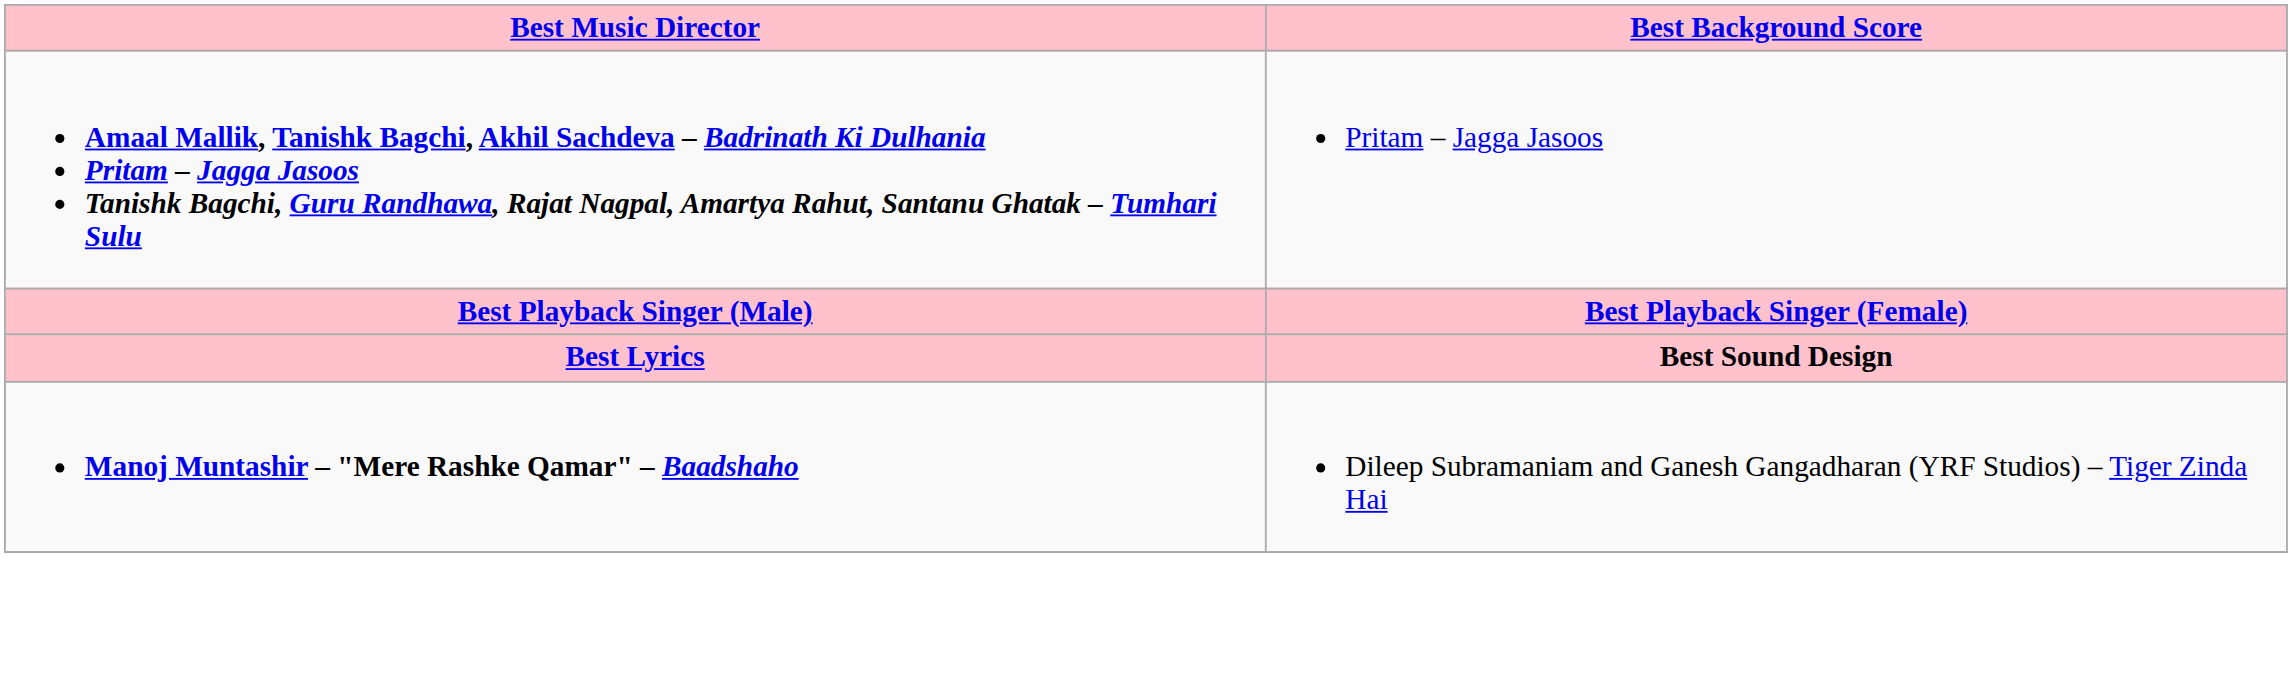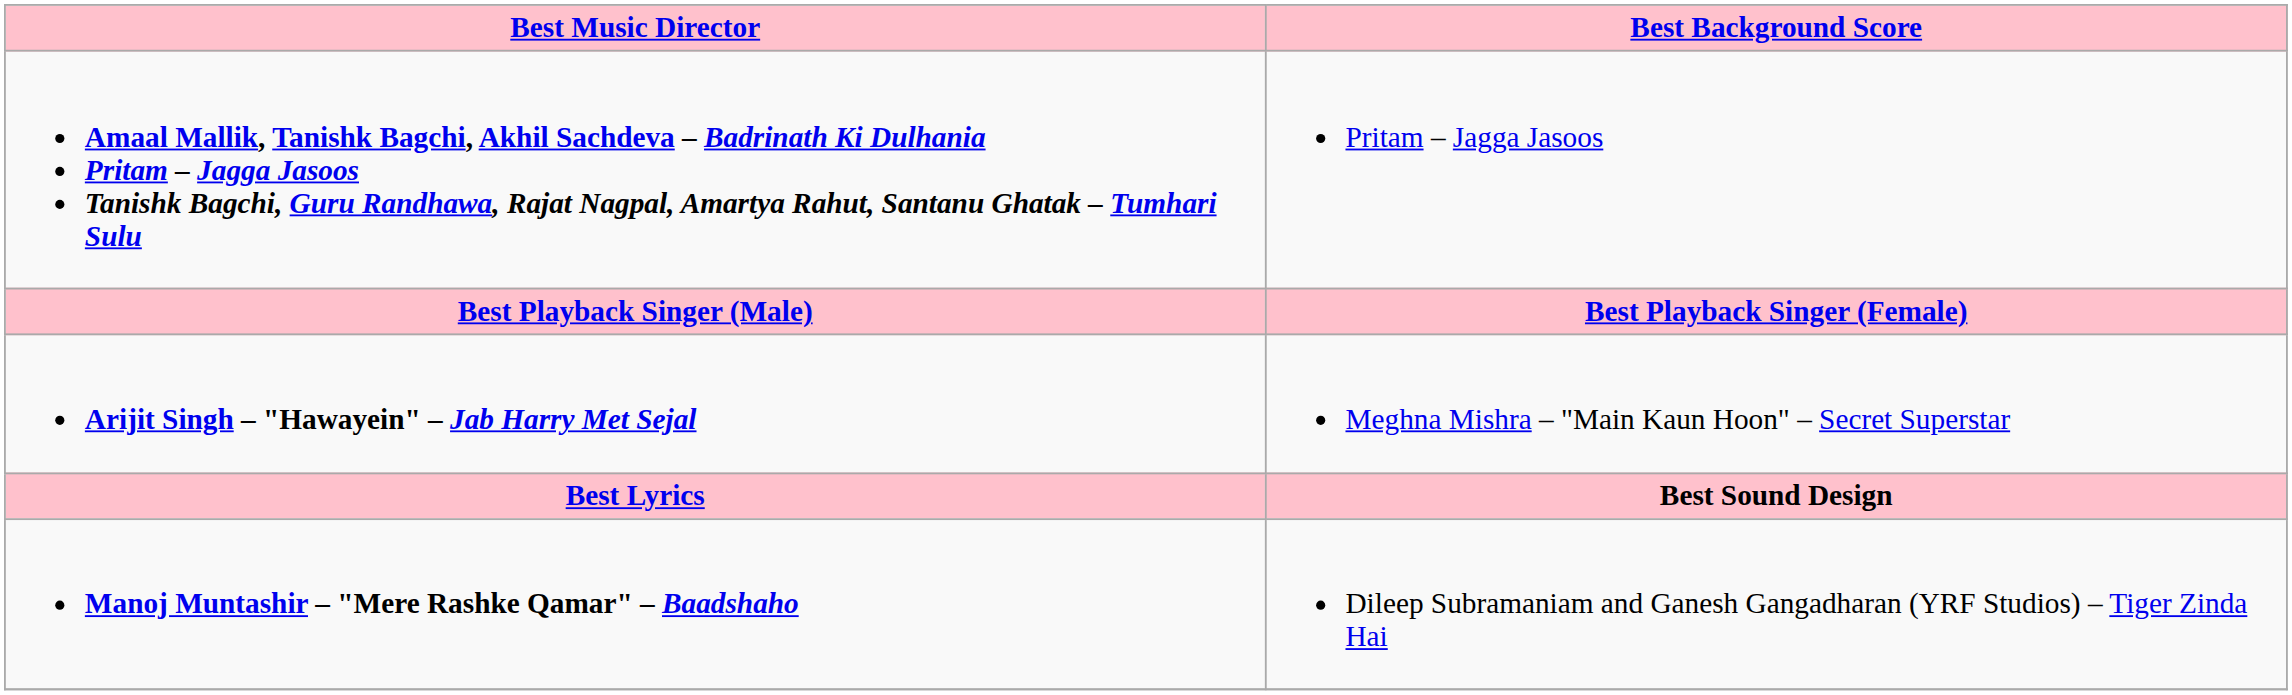+ row: (635, 420)
